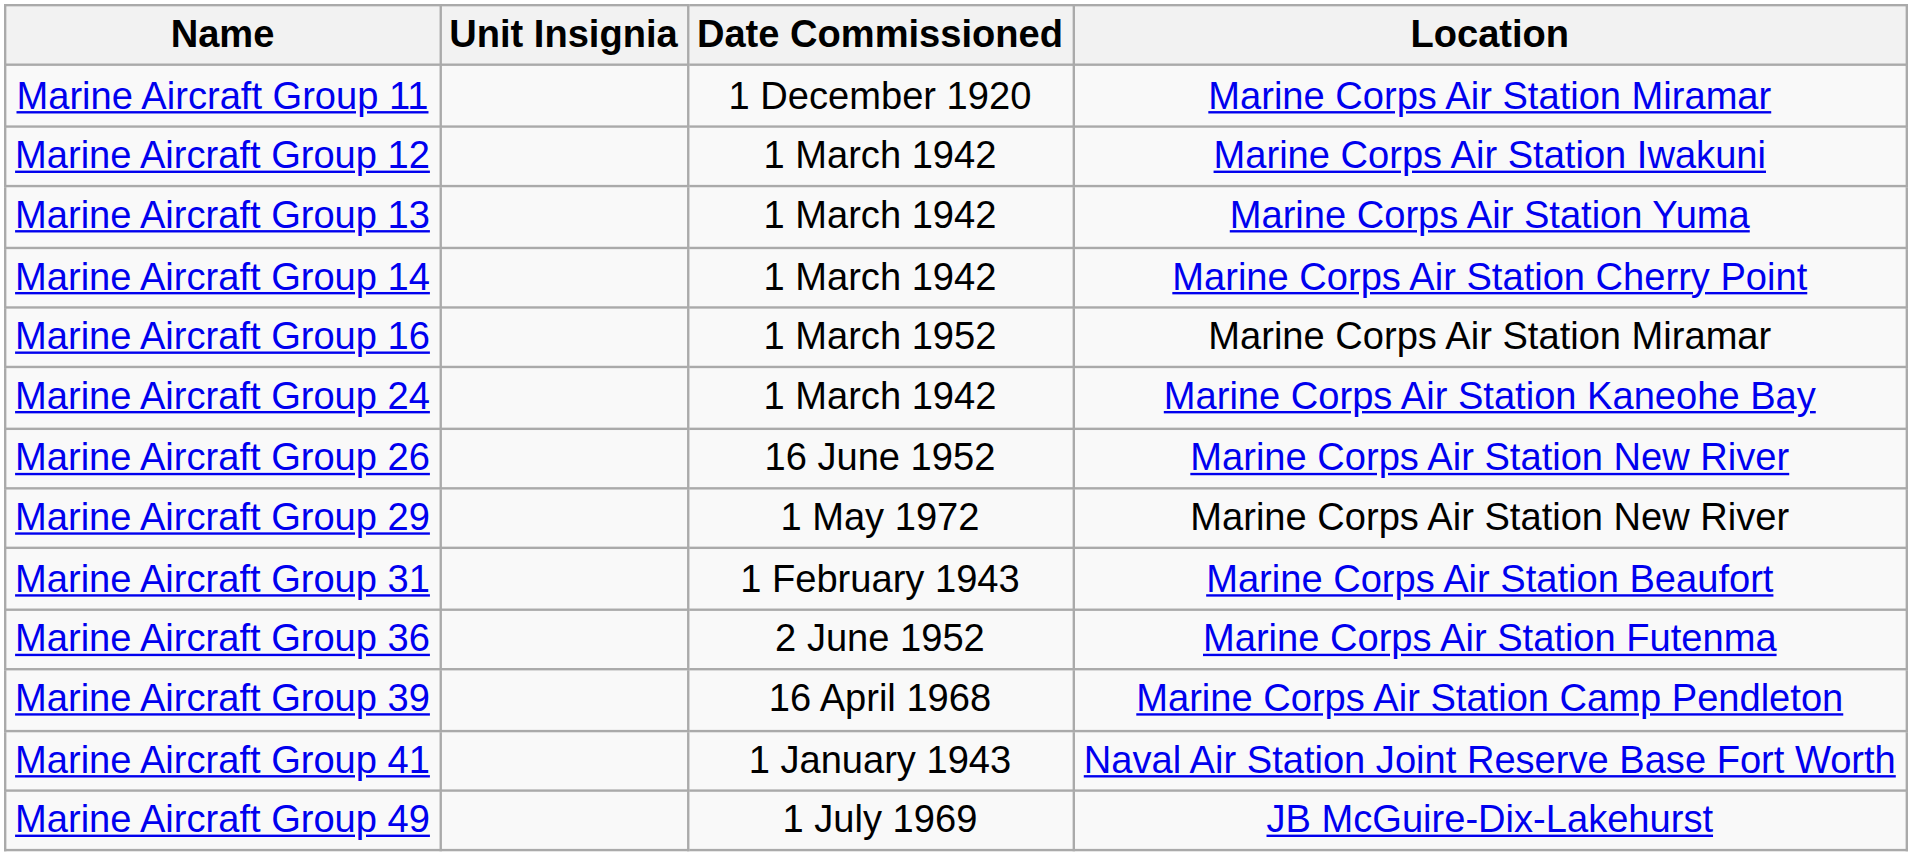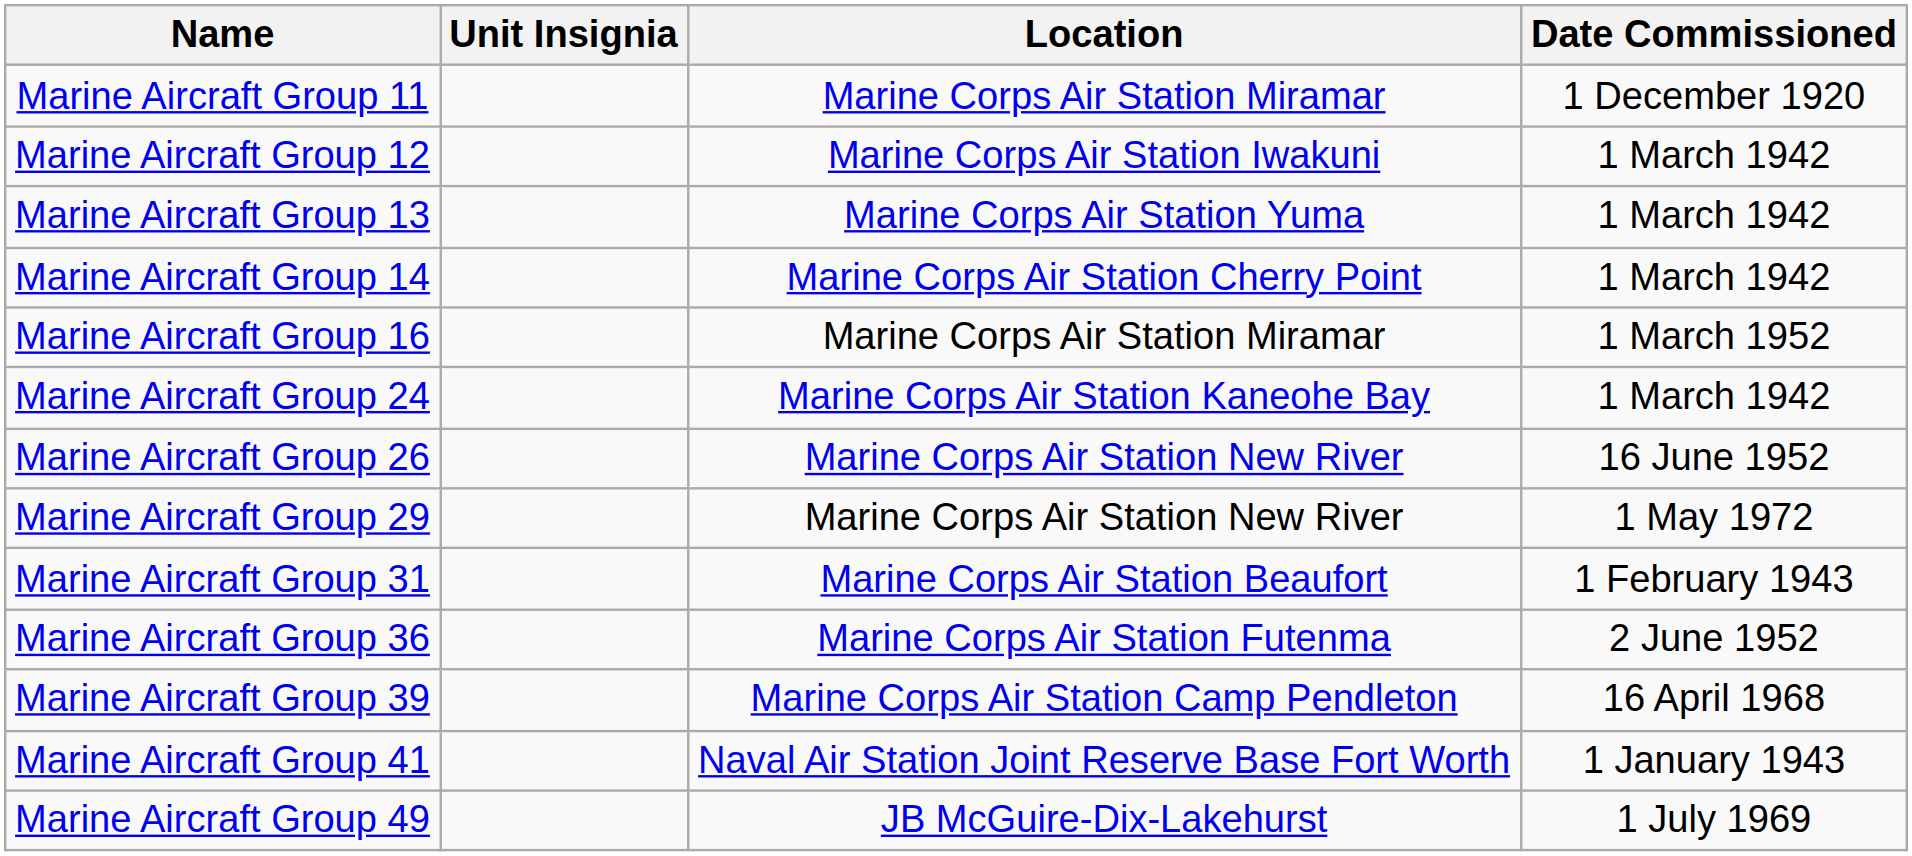columns swapped: (880, 34) <-> (1490, 34)
